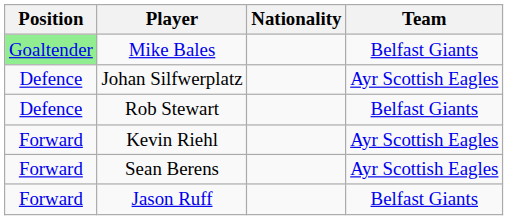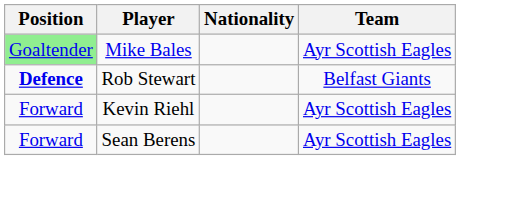(424, 49) Belfast Giants -> (377, 49) Ayr Scottish Eagles
- row: (172, 79)
(51, 109) normal -> (51, 79) bold
- row: (172, 199)
